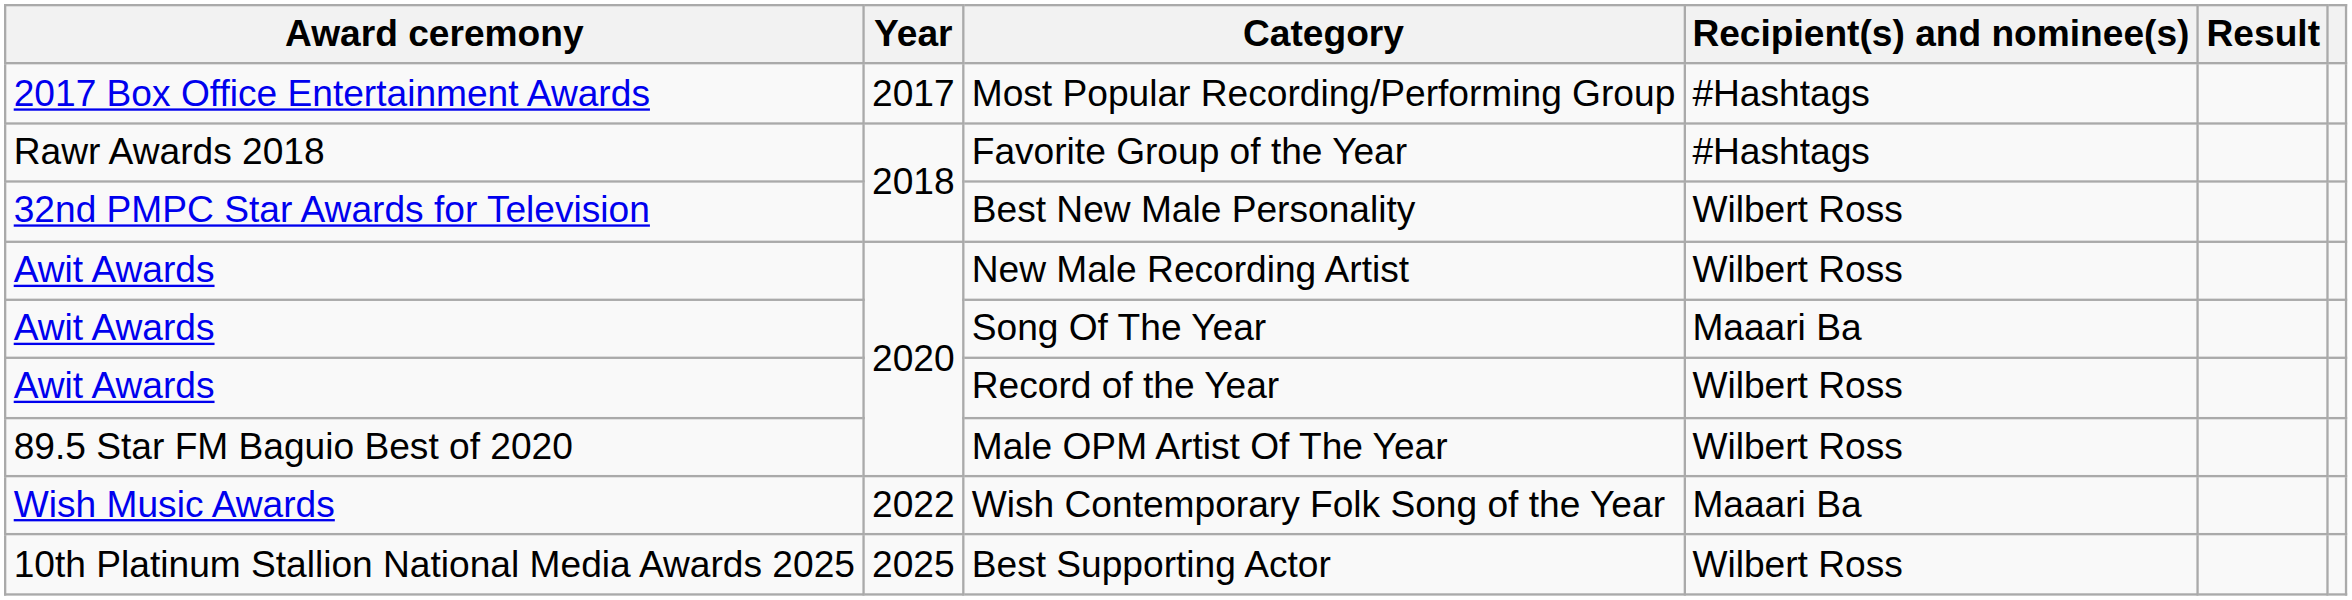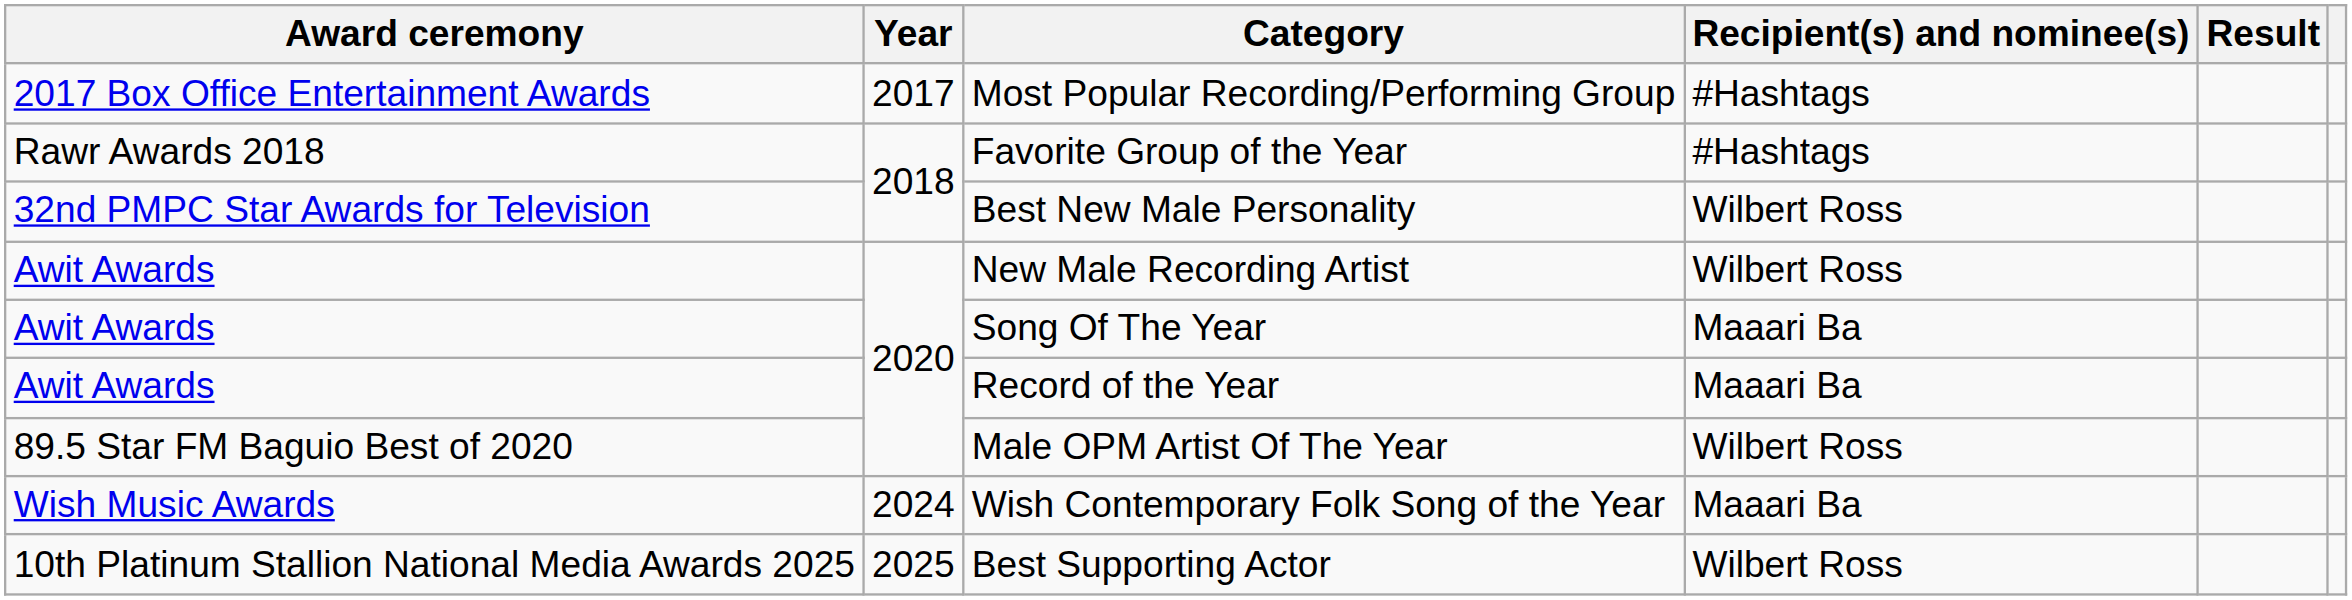(1798, 387) Wilbert Ross -> (1777, 387) Maaari Ba
(913, 504) 2022 -> (913, 504) 2024
